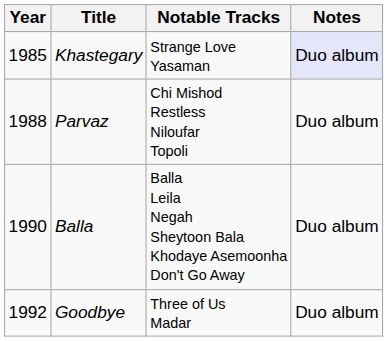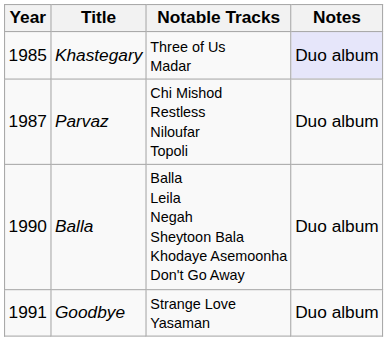(193, 56) Strange Love Yasaman -> (188, 56) Three of Us Madar
(28, 121) 1988 -> (28, 121) 1987
(28, 312) 1992 -> (28, 312) 1991
(188, 313) Three of Us Madar -> (193, 313) Strange Love Yasaman
